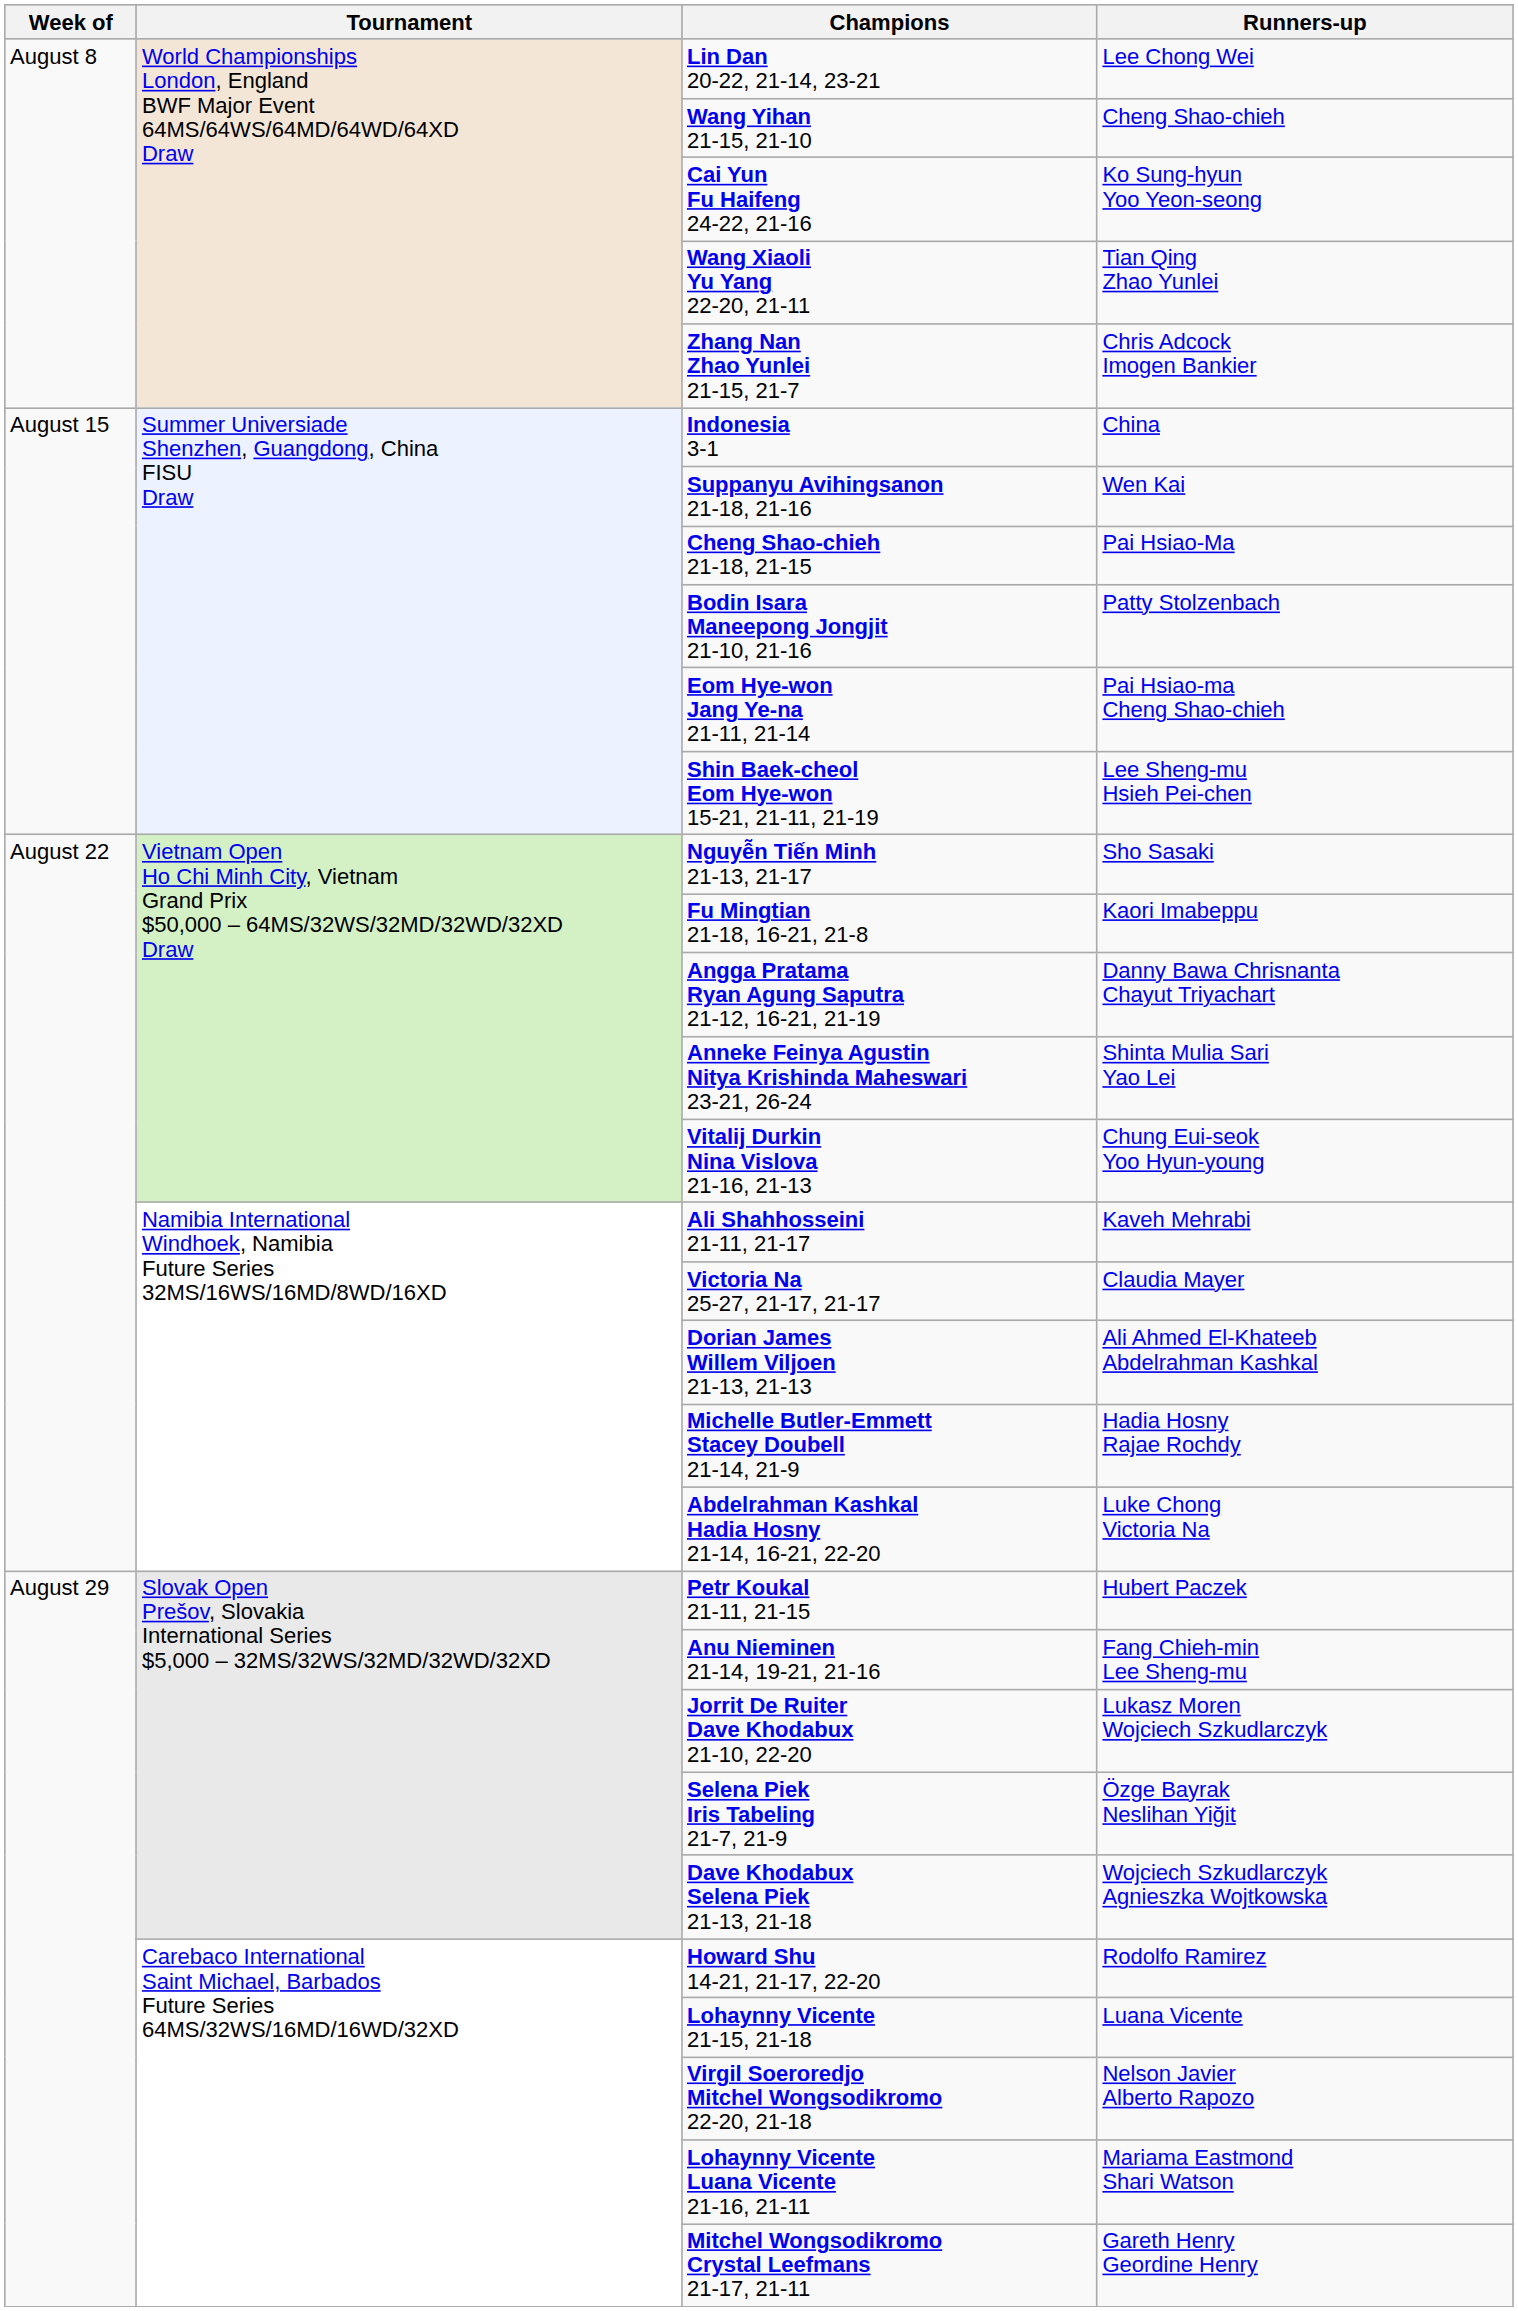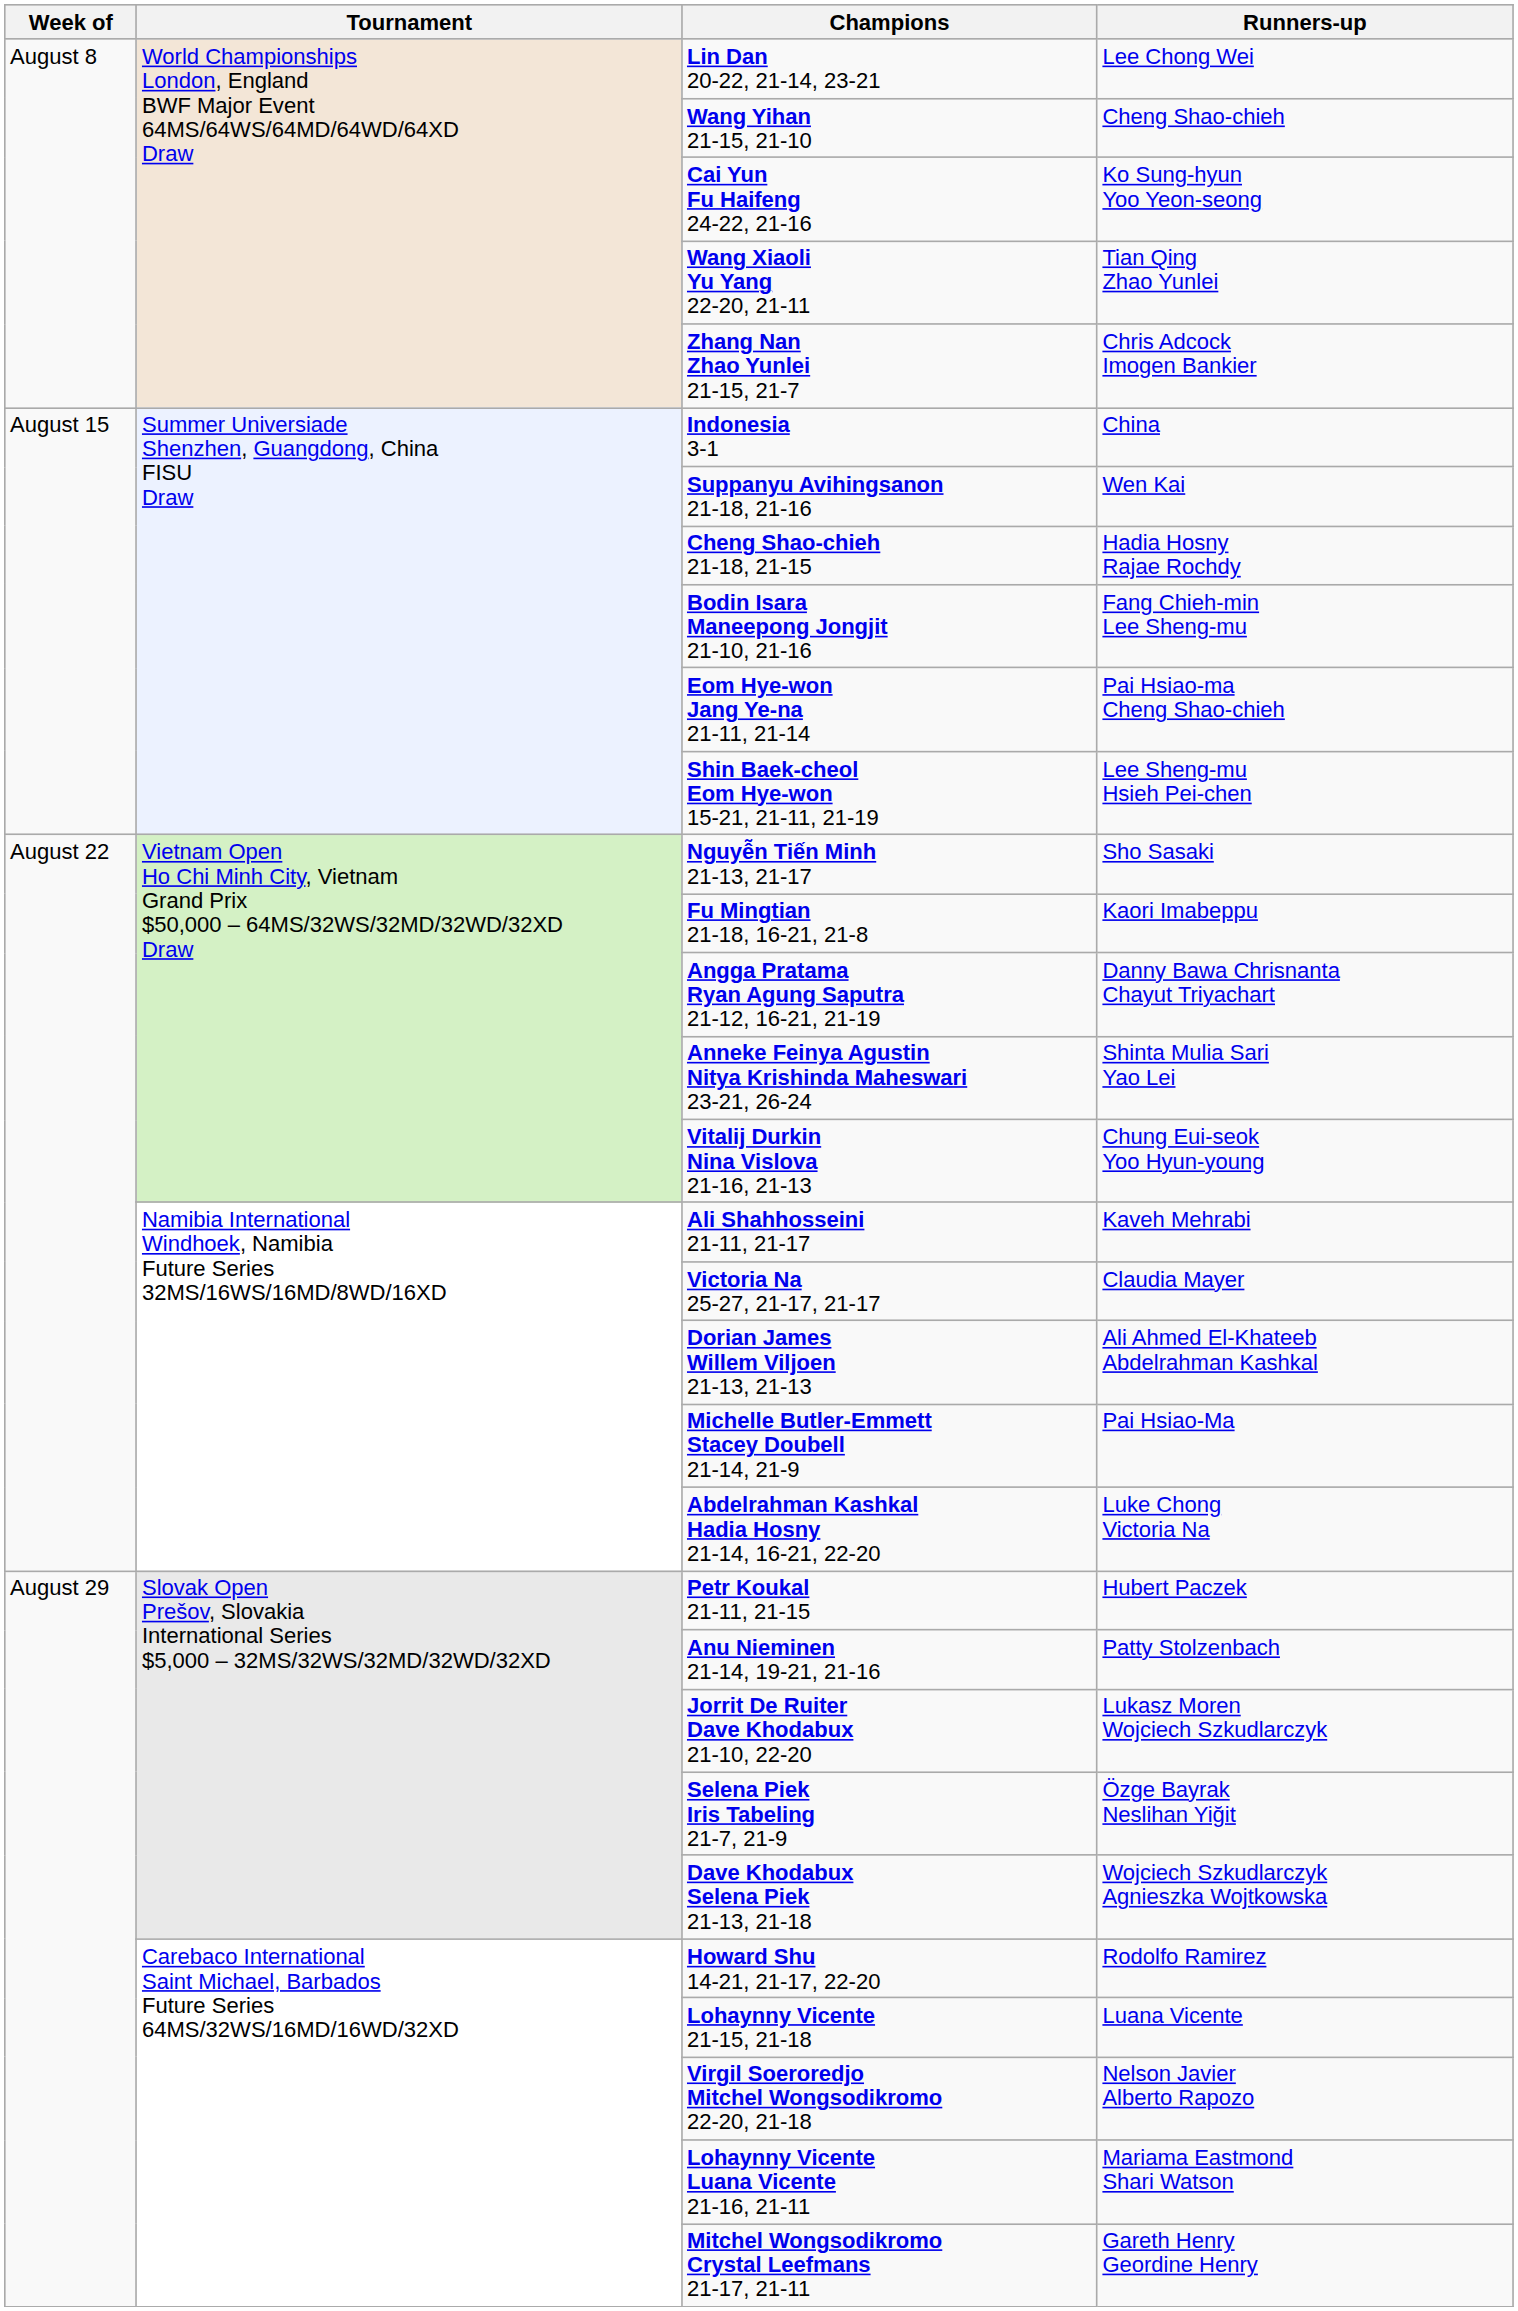(1169, 543) Pai Hsiao-Ma -> (1172, 555) Hadia Hosny Rajae Rochdy
(1191, 602) Patty Stolzenbach -> (1181, 614) Fang Chieh-min Lee Sheng-mu
(1172, 1433) Hadia Hosny Rajae Rochdy -> (1169, 1421) Pai Hsiao-Ma
(1181, 1659) Fang Chieh-min Lee Sheng-mu -> (1191, 1647) Patty Stolzenbach
